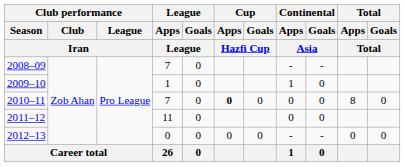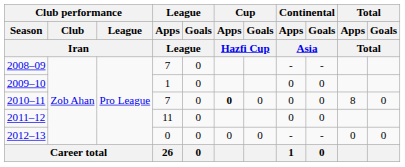(291, 83) 1 -> (291, 83) 0
